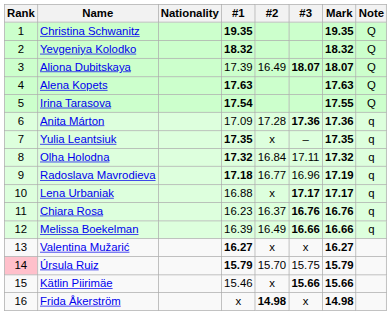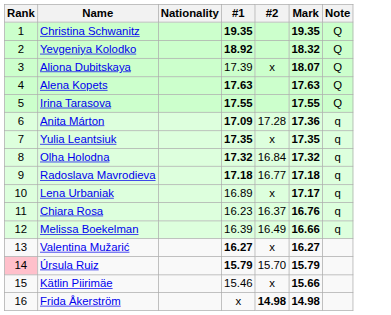- column: (306, 13)
(238, 49) 18.32 -> (238, 49) 18.92
(272, 67) 16.49 -> (272, 67) x
(238, 103) 17.54 -> (238, 103) 17.55
(238, 121) normal -> (238, 121) bold
(339, 175) 17.19 -> (306, 175) 17.18
(238, 193) 16.88 -> (238, 193) 16.89
